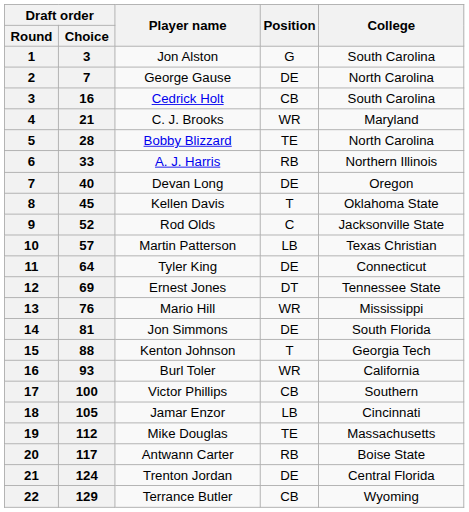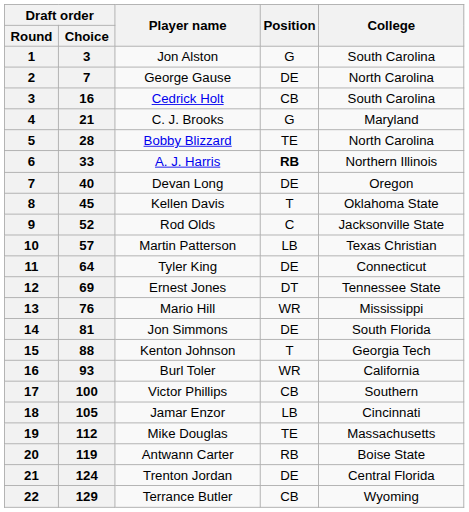(289, 120) WR -> (289, 120) G
(289, 162) normal -> (289, 162) bold
(87, 455) 117 -> (87, 455) 119
